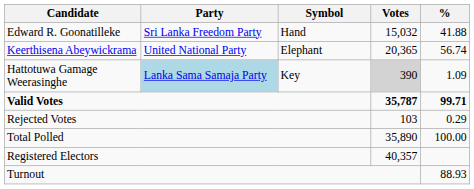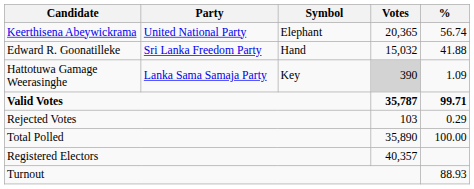rows swapped: (72, 50) <-> (64, 32)
(205, 75) lightblue background -> (205, 75) no background
